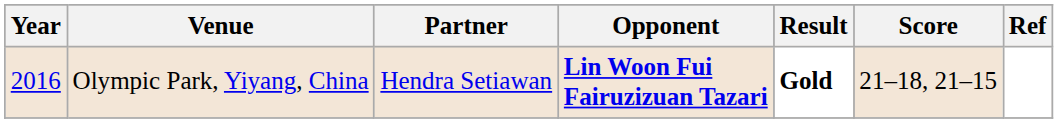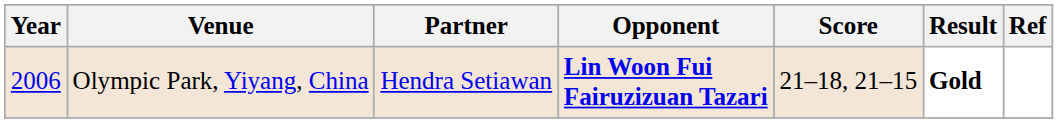columns swapped: (928, 25) <-> (814, 25)
(36, 81) 2016 -> (36, 81) 2006
